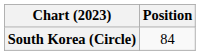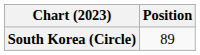(167, 38) 84 -> (167, 38) 89
